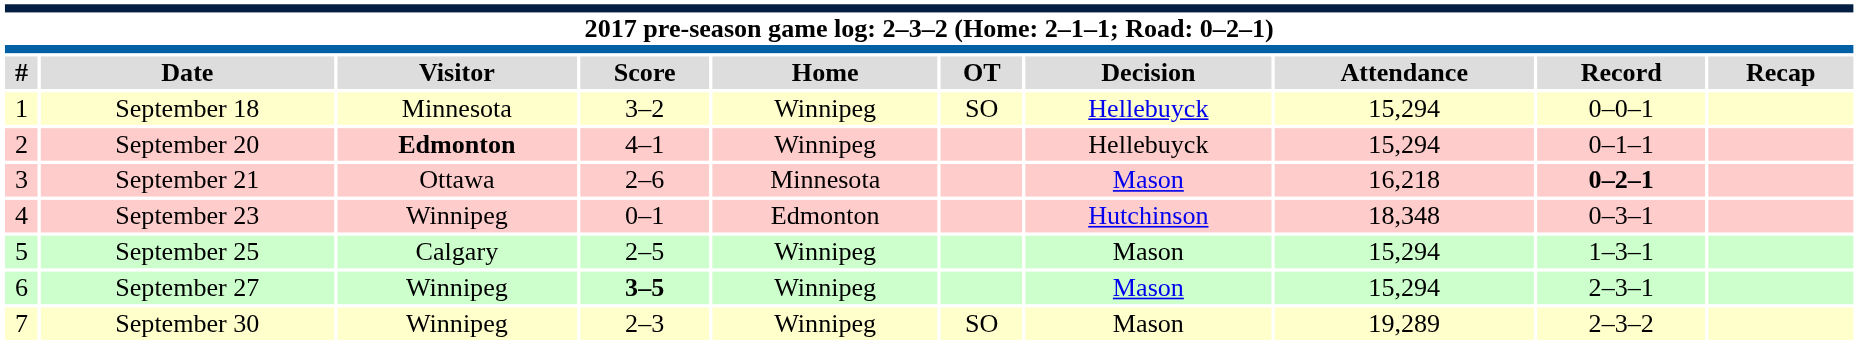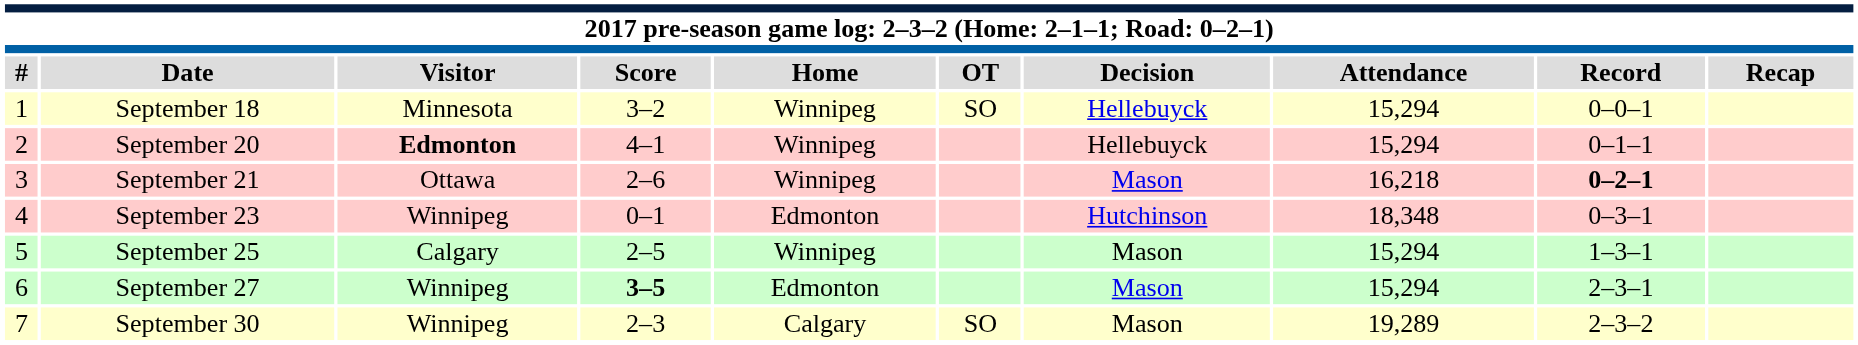(825, 179) Minnesota -> (825, 179) Winnipeg
(825, 287) Winnipeg -> (825, 287) Edmonton
(825, 323) Winnipeg -> (825, 323) Calgary
